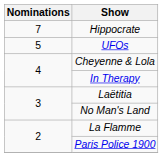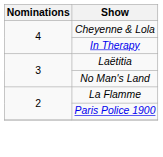- row: (115, 29)
- row: (115, 45)
